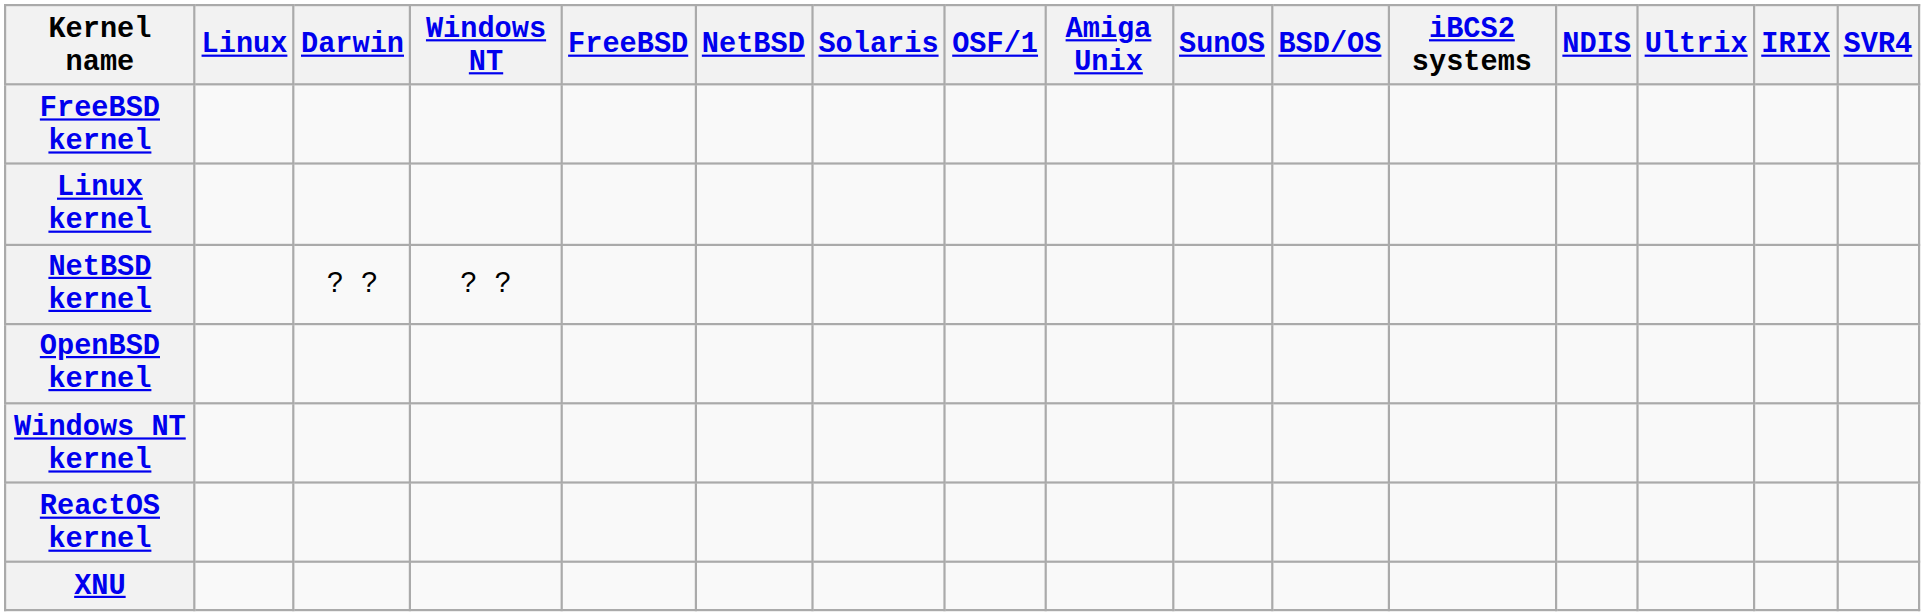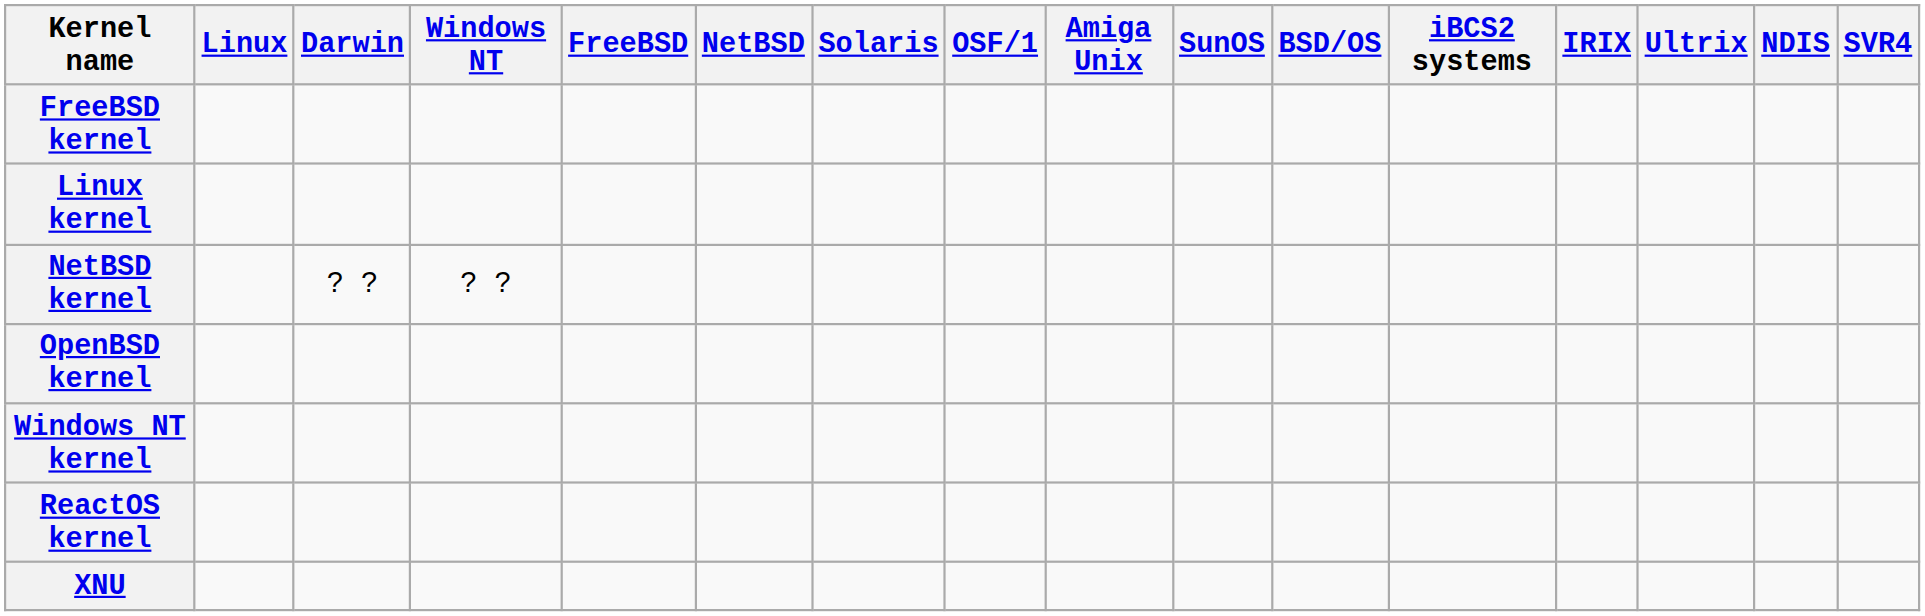columns swapped: (1796, 45) <-> (1597, 45)
